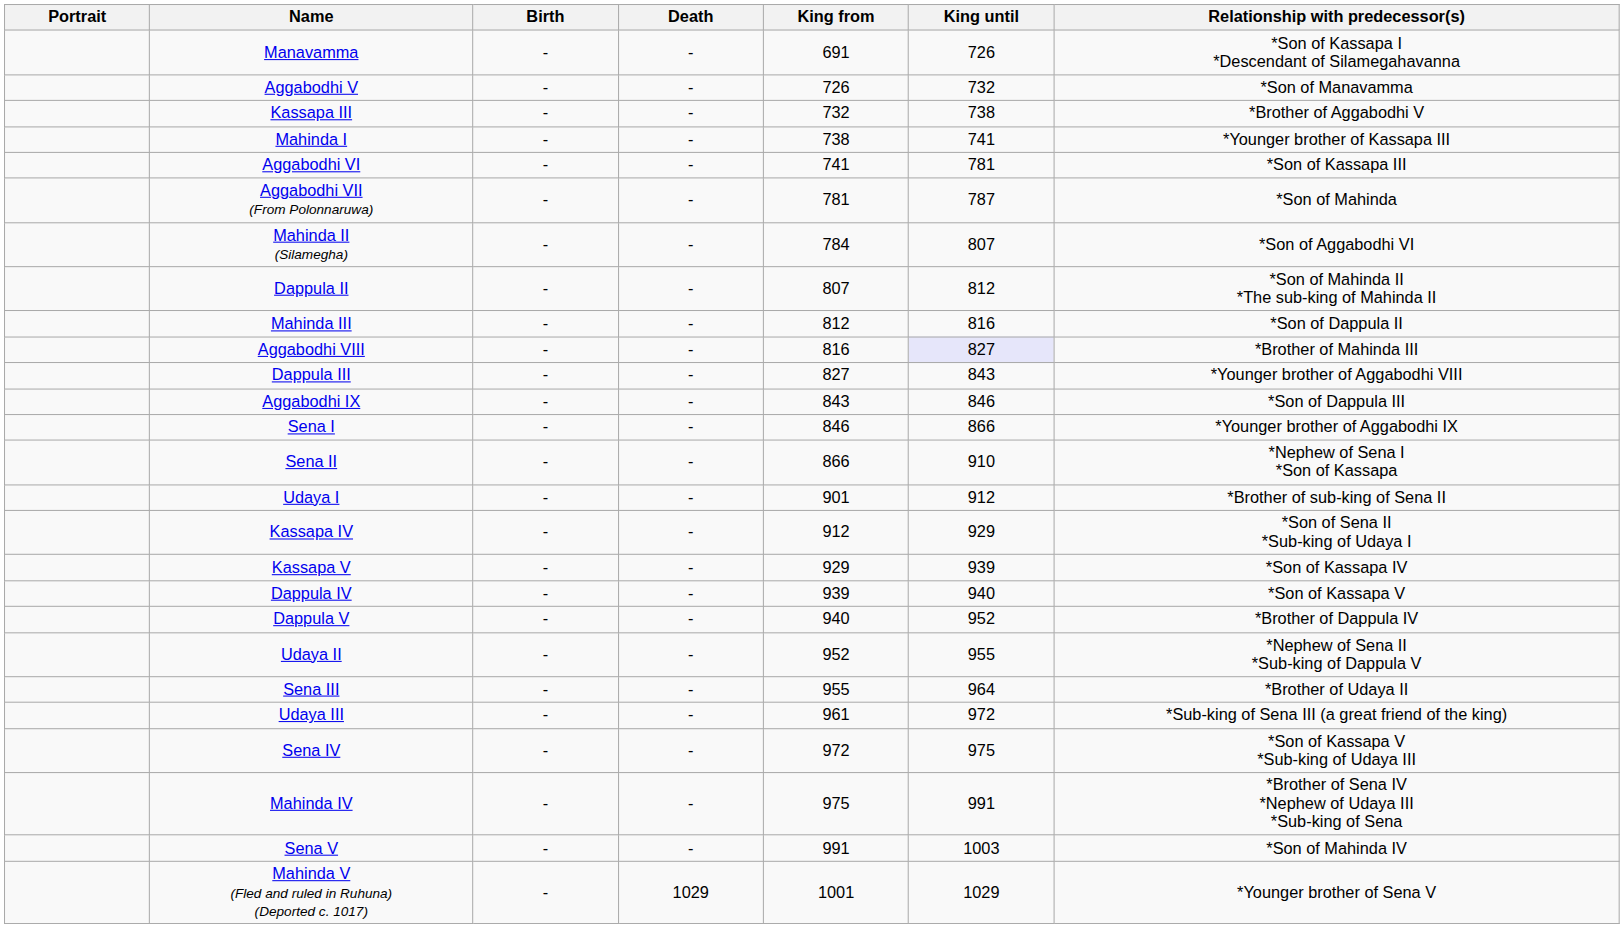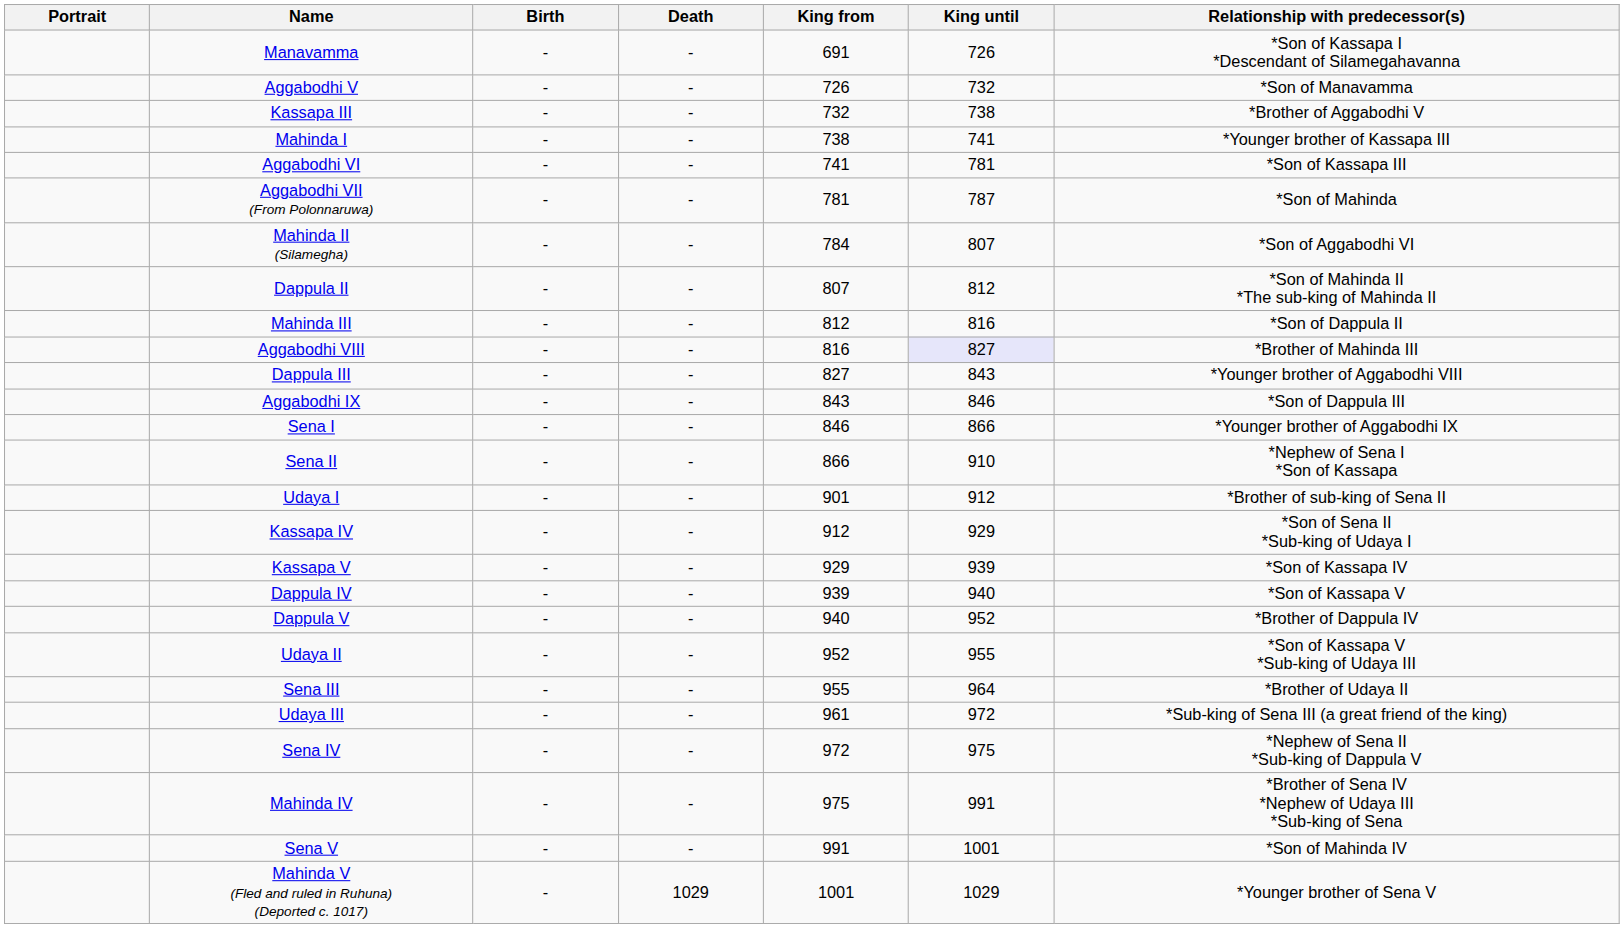(1337, 654) *Nephew of Sena II *Sub-king of Dappula V -> (1337, 654) *Son of Kassapa V *Sub-king of Udaya III
(1337, 750) *Son of Kassapa V *Sub-king of Udaya III -> (1337, 750) *Nephew of Sena II *Sub-king of Dappula V
(981, 848) 1003 -> (981, 848) 1001
